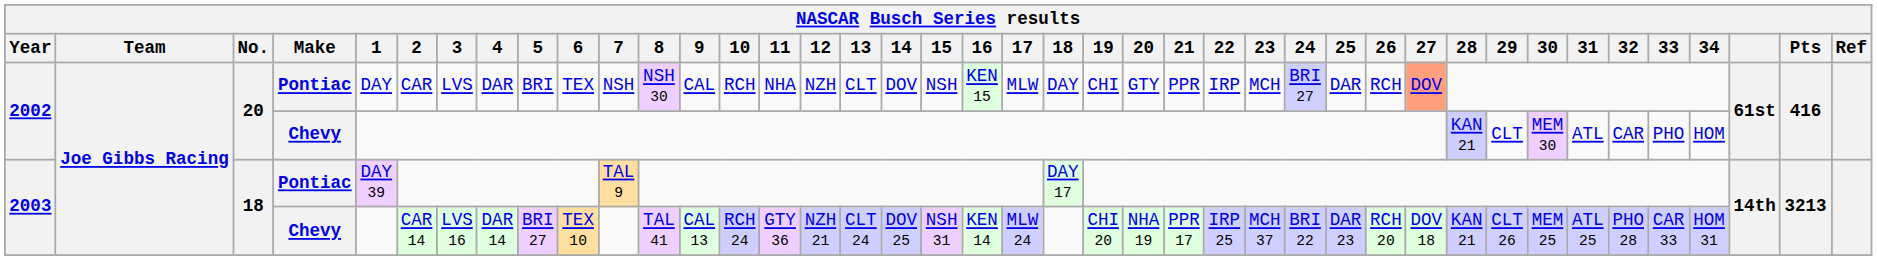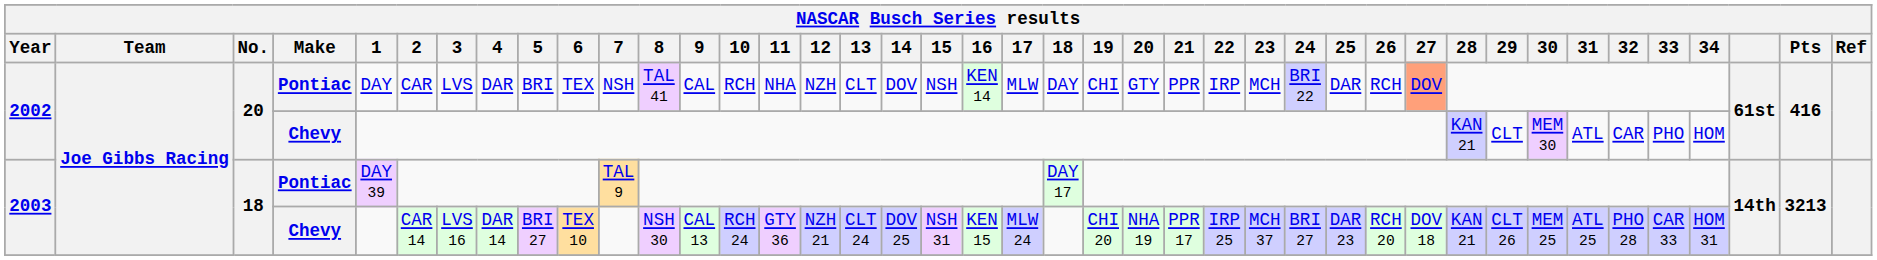(659, 85) NSH 30 -> (659, 85) TAL 41
(982, 85) KEN 15 -> (982, 85) KEN 14
(1305, 85) BRI 27 -> (1305, 85) BRI 22
(659, 230) TAL 41 -> (659, 230) NSH 30
(982, 230) KEN 14 -> (982, 230) KEN 15
(1305, 230) BRI 22 -> (1305, 230) BRI 27
